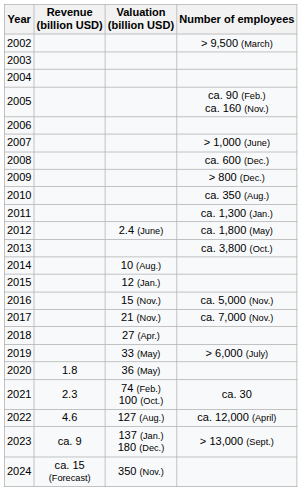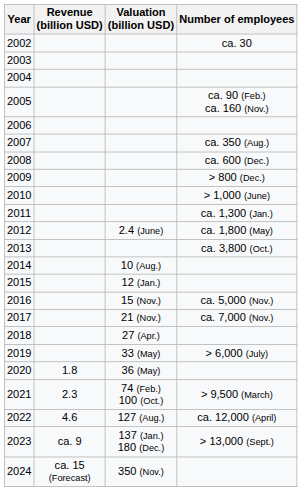(237, 43) > 9,500 (March) -> (237, 43) ca. 30
(237, 143) > 1,000 (June) -> (237, 143) ca. 350 (Aug.)
(237, 195) ca. 350 (Aug.) -> (237, 195) > 1,000 (June)
(237, 394) ca. 30 -> (237, 394) > 9,500 (March)
